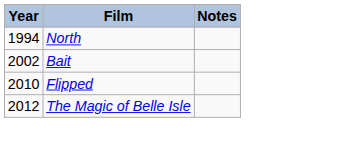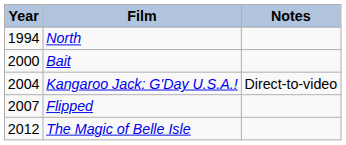(24, 61) 2002 -> (24, 61) 2000
+ row: (142, 84)
(24, 84) 2010 -> (24, 106) 2007
